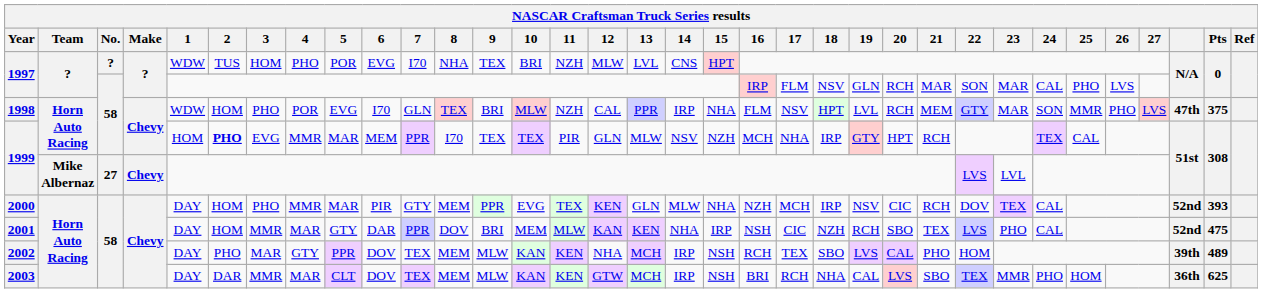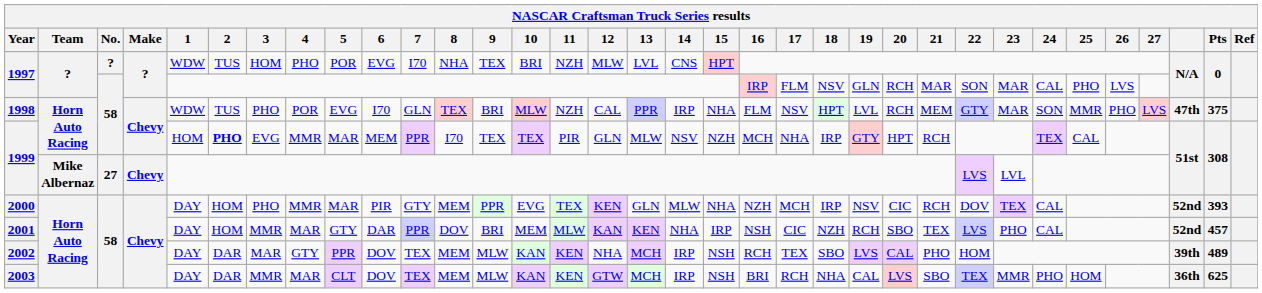(227, 109) HOM -> (227, 109) TUS
(1218, 229) 475 -> (1218, 229) 457
(227, 252) PHO -> (227, 252) DAR
